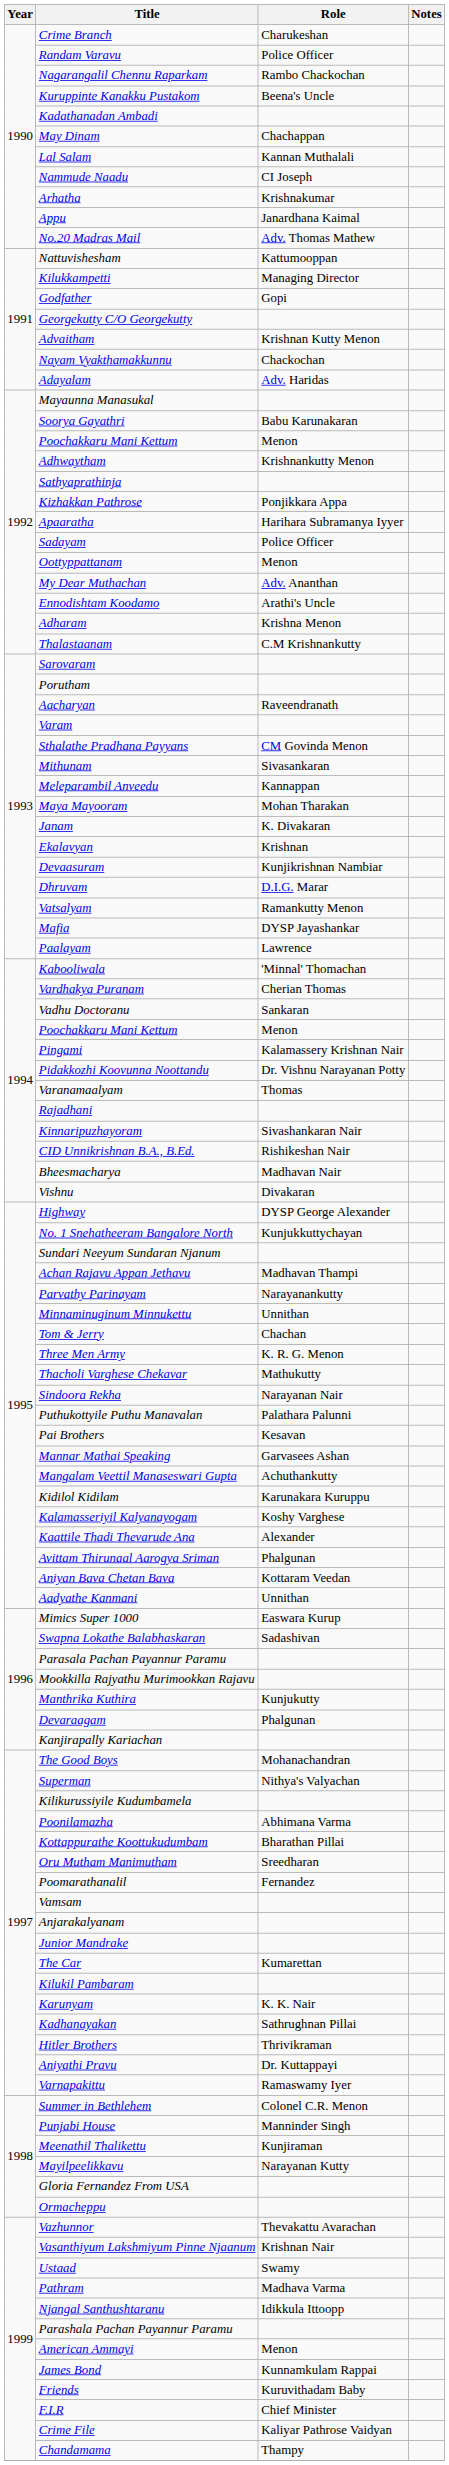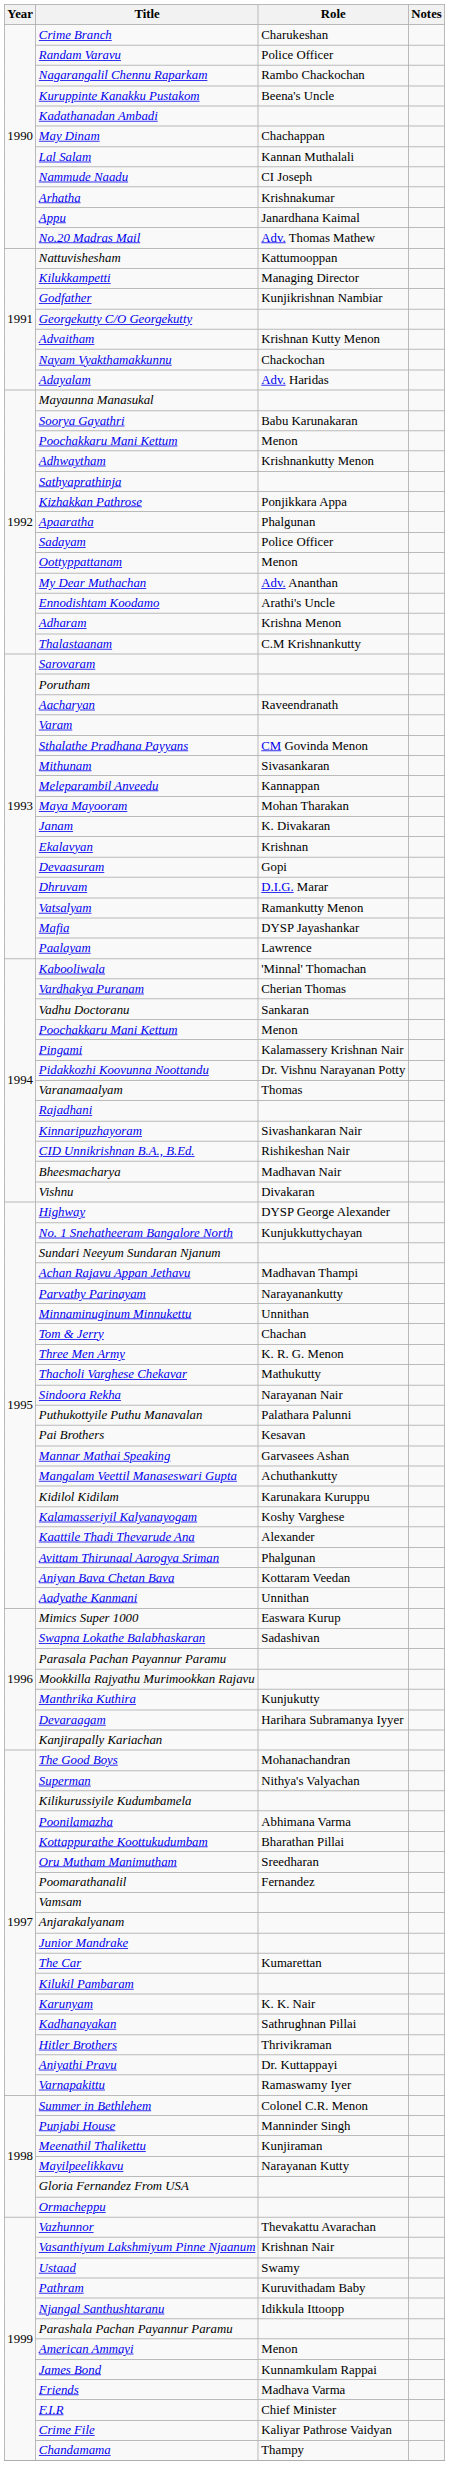(274, 298) Gopi -> (322, 298) Kunjikrishnan Nambiar
(332, 522) Harihara Subramanya Iyyer -> (288, 522) Phalgunan
(322, 867) Kunjikrishnan Nambiar -> (274, 867) Gopi
(288, 1719) Phalgunan -> (332, 1719) Harihara Subramanya Iyyer
(303, 2288) Madhava Varma -> (313, 2288) Kuruvithadam Baby
(313, 2389) Kuruvithadam Baby -> (303, 2389) Madhava Varma
